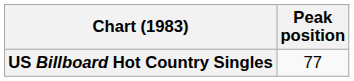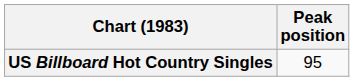(313, 62) 77 -> (313, 62) 95
